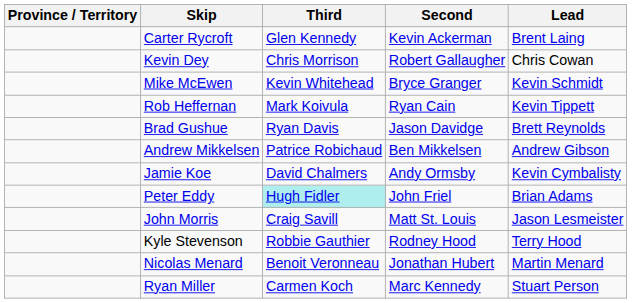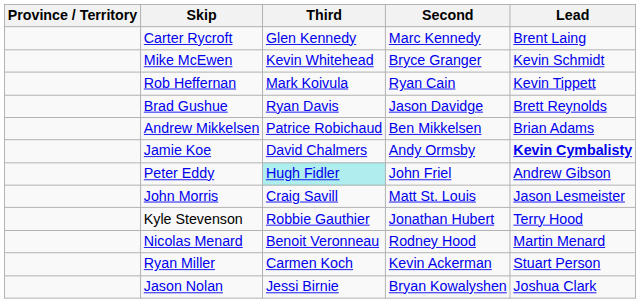(440, 38) Kevin Ackerman -> (435, 38) Marc Kennedy
- row: (176, 60)
(560, 151) Andrew Gibson -> (554, 128) Brian Adams
(566, 173) normal -> (573, 151) bold
(552, 196) Brian Adams -> (562, 173) Andrew Gibson
(432, 241) Rodney Hood -> (442, 219) Jonathan Hubert
(442, 264) Jonathan Hubert -> (432, 241) Rodney Hood
(435, 286) Marc Kennedy -> (440, 264) Kevin Ackerman
+ row: (183, 286)
